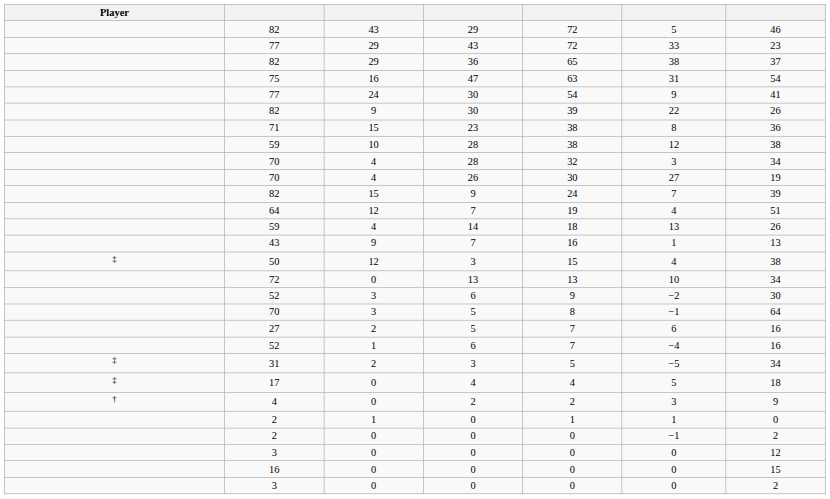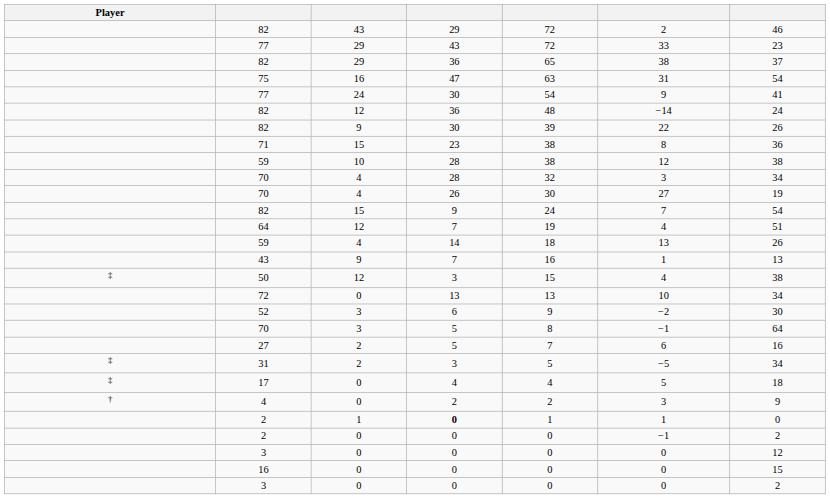(674, 29) 5 -> (664, 29) 2
+ row: (264, 111)
(776, 194) 39 -> (778, 210) 54
- row: (274, 345)
(473, 419) normal -> (454, 419) bold
